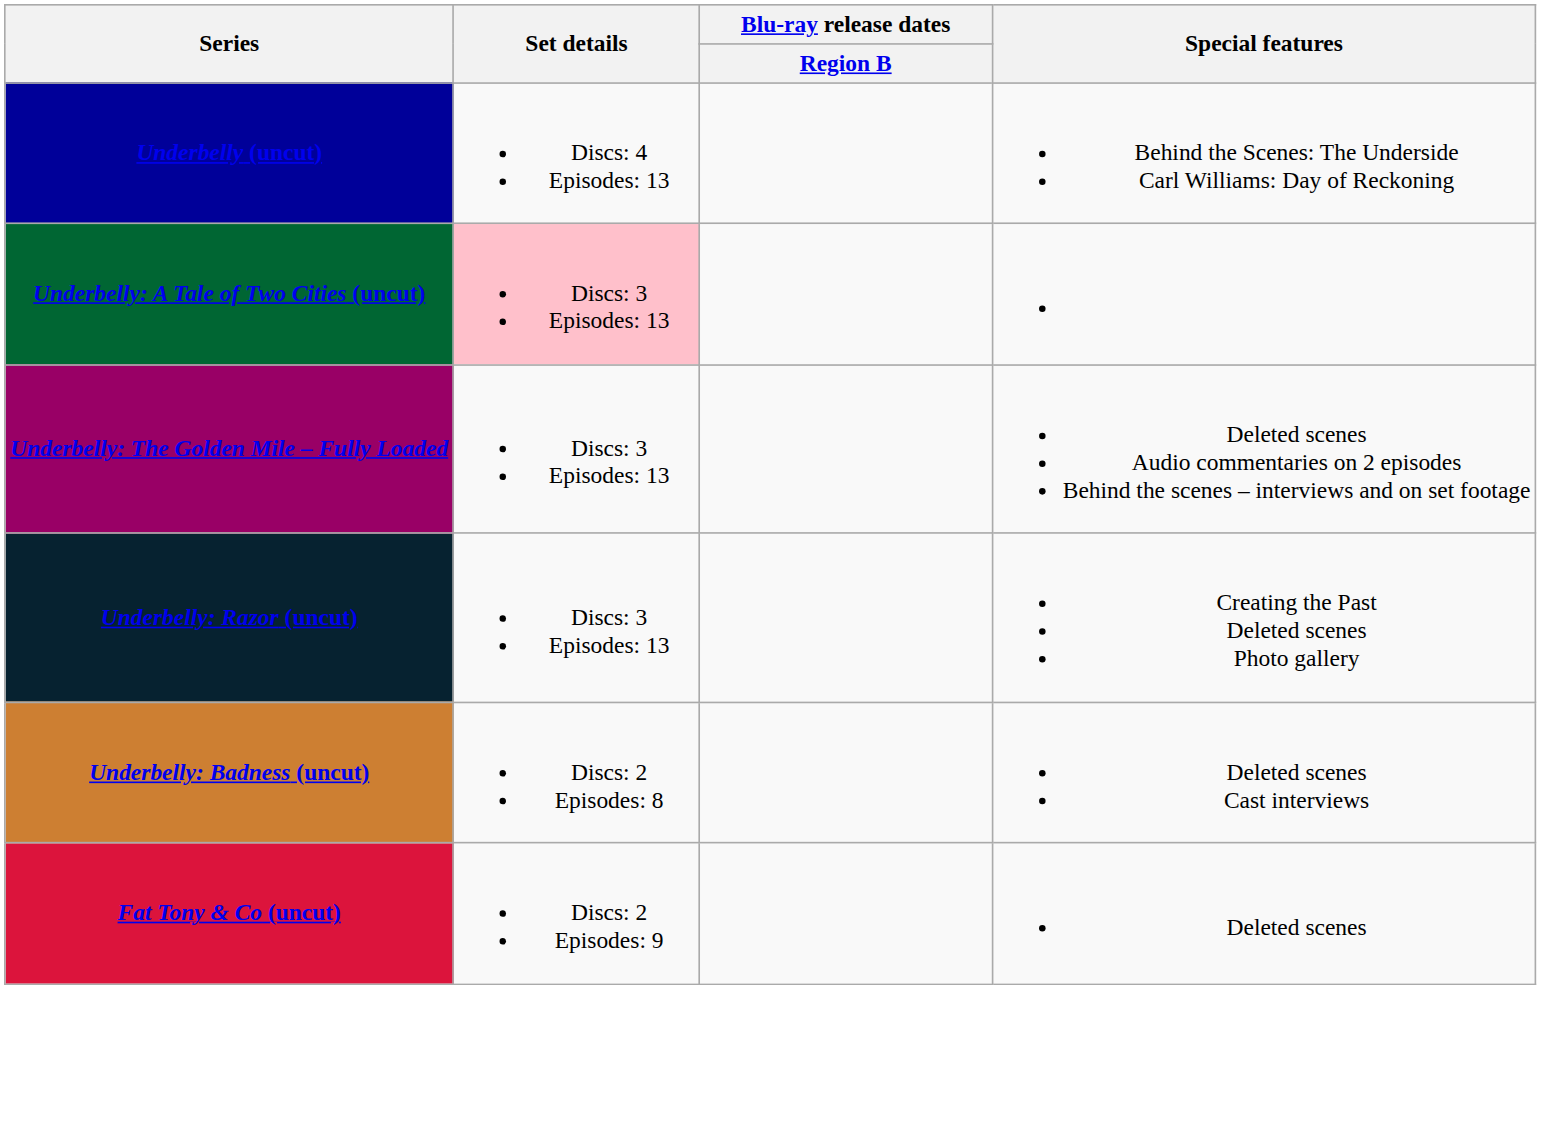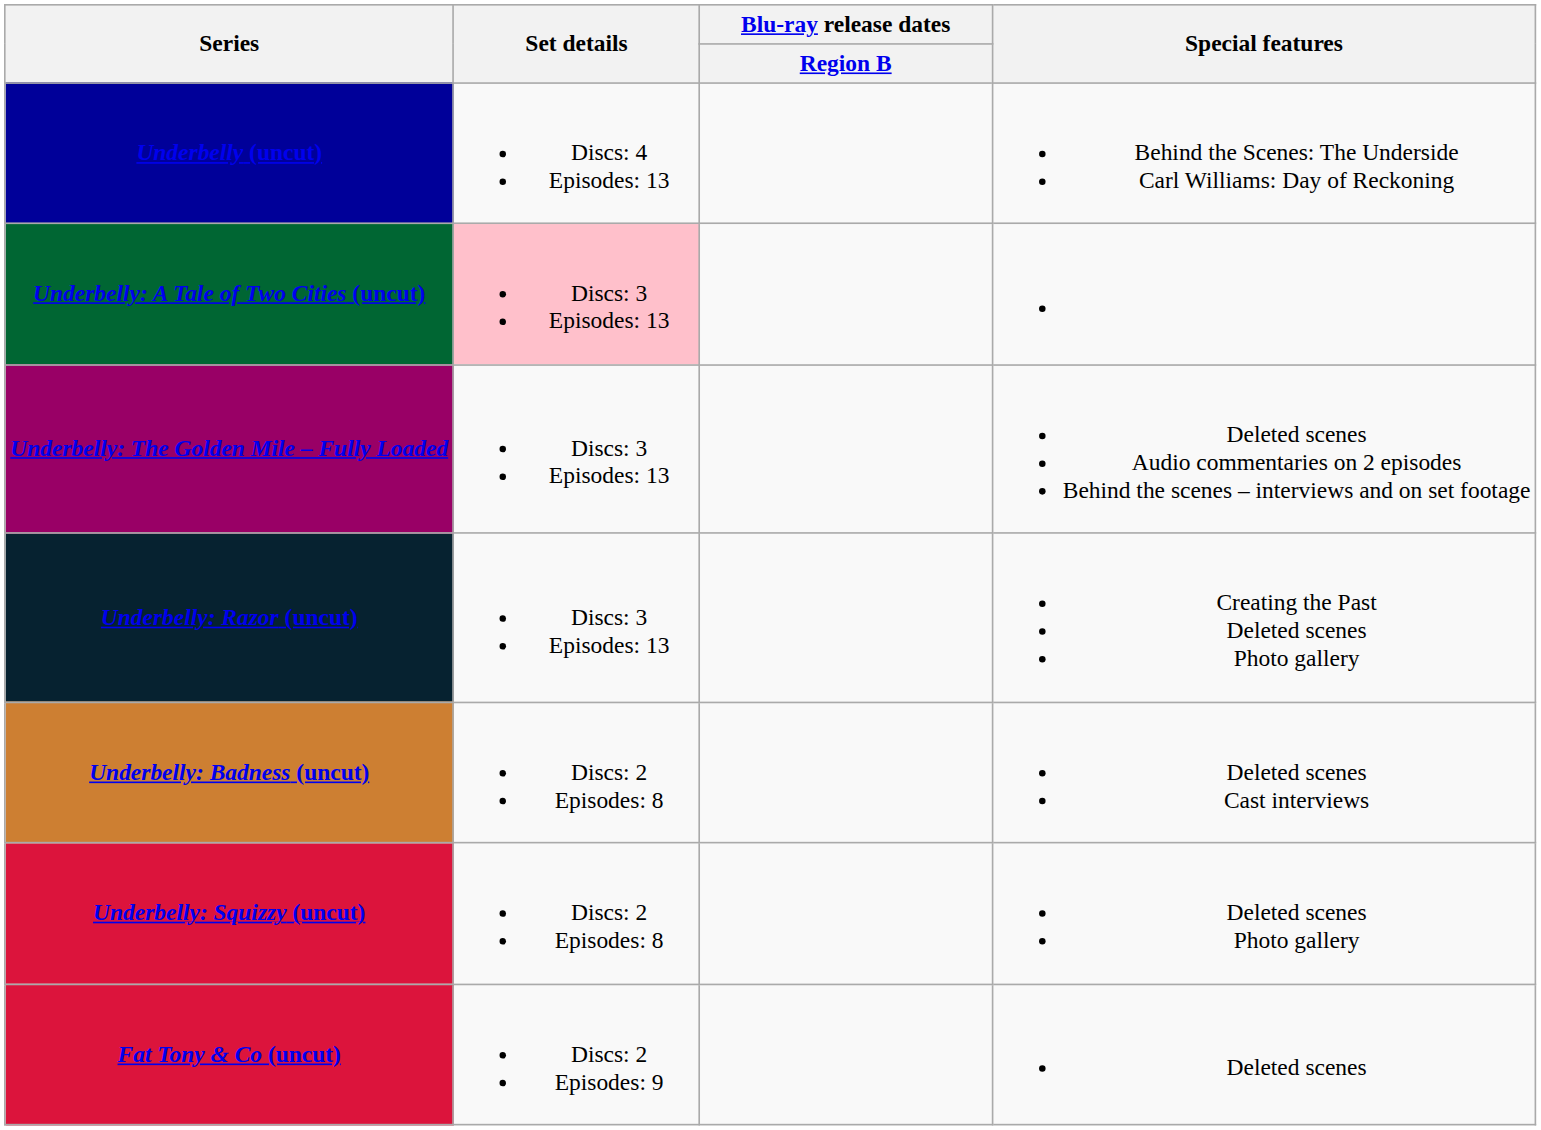+ row: (229, 913)
